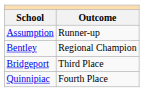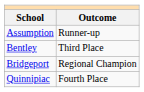(97, 48) Regional Champion -> (81, 48) Third Place
(81, 63) Third Place -> (97, 63) Regional Champion
